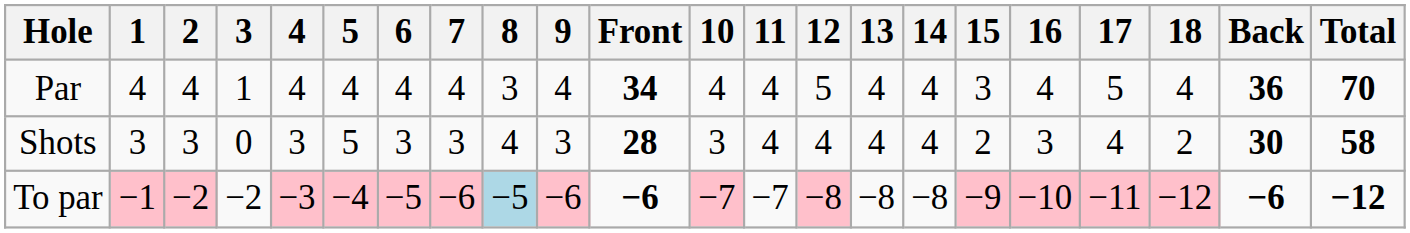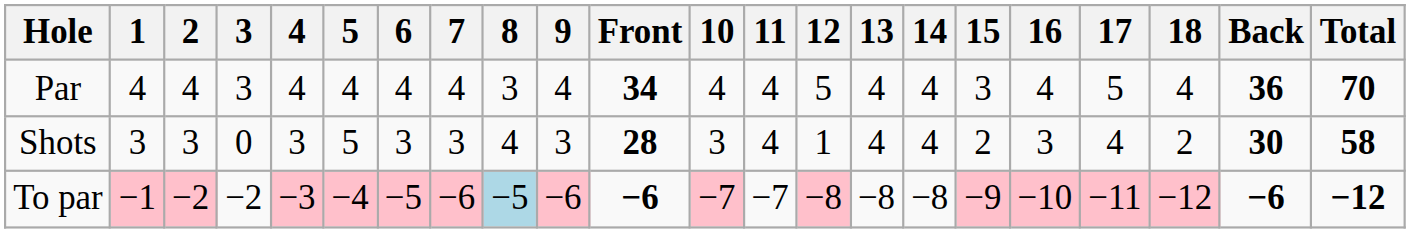(244, 87) 1 -> (244, 87) 3
(823, 142) 4 -> (823, 142) 1
